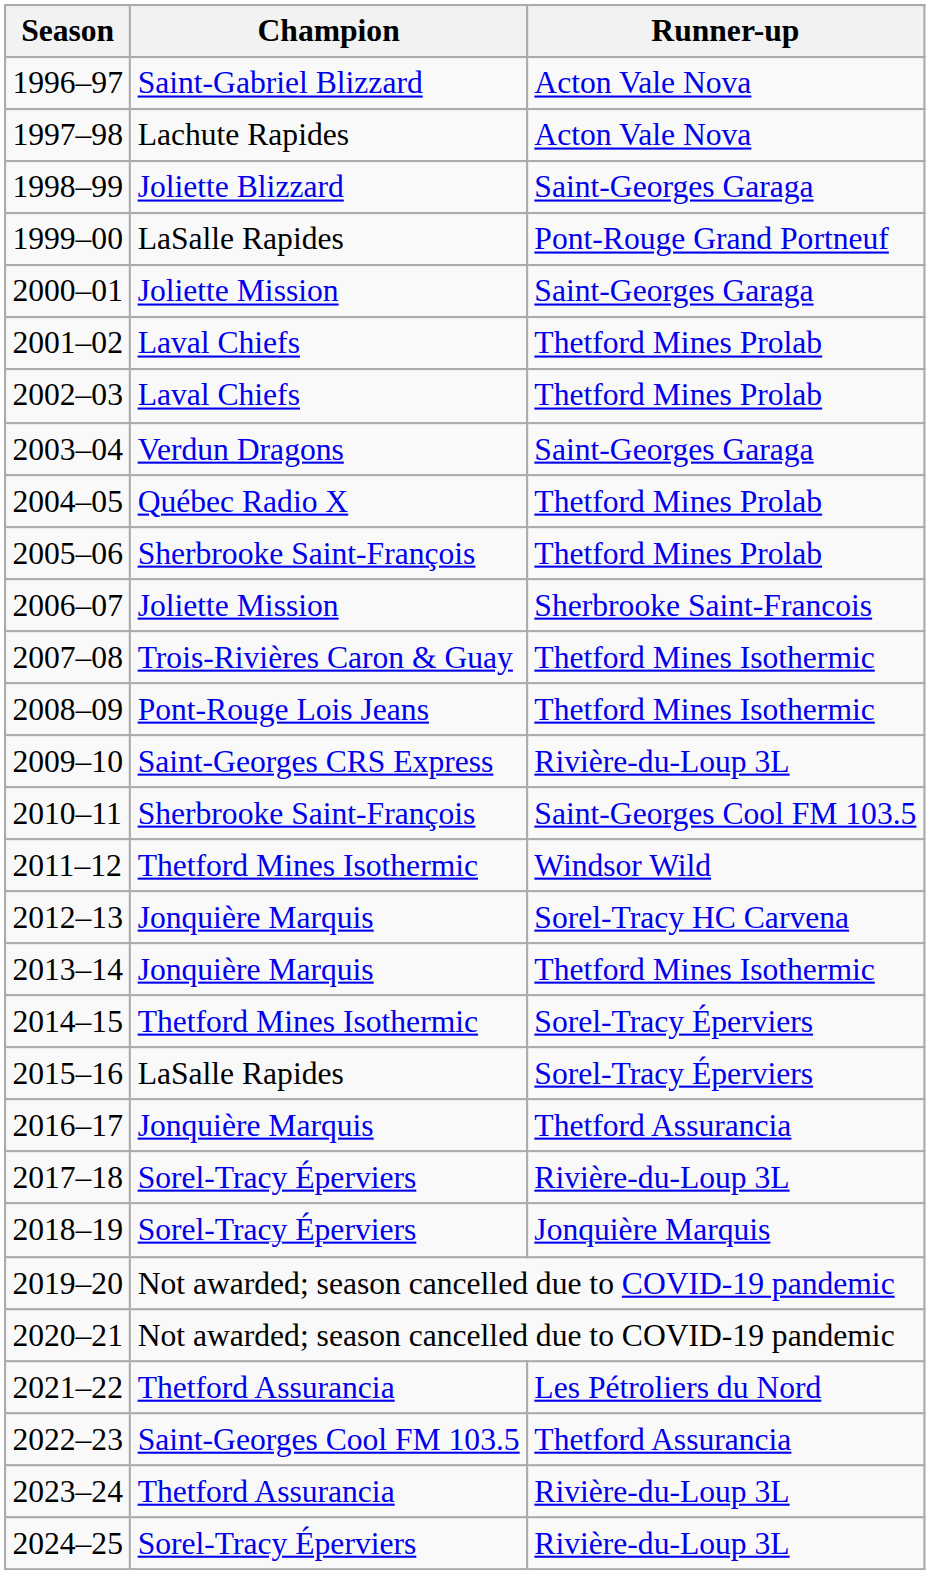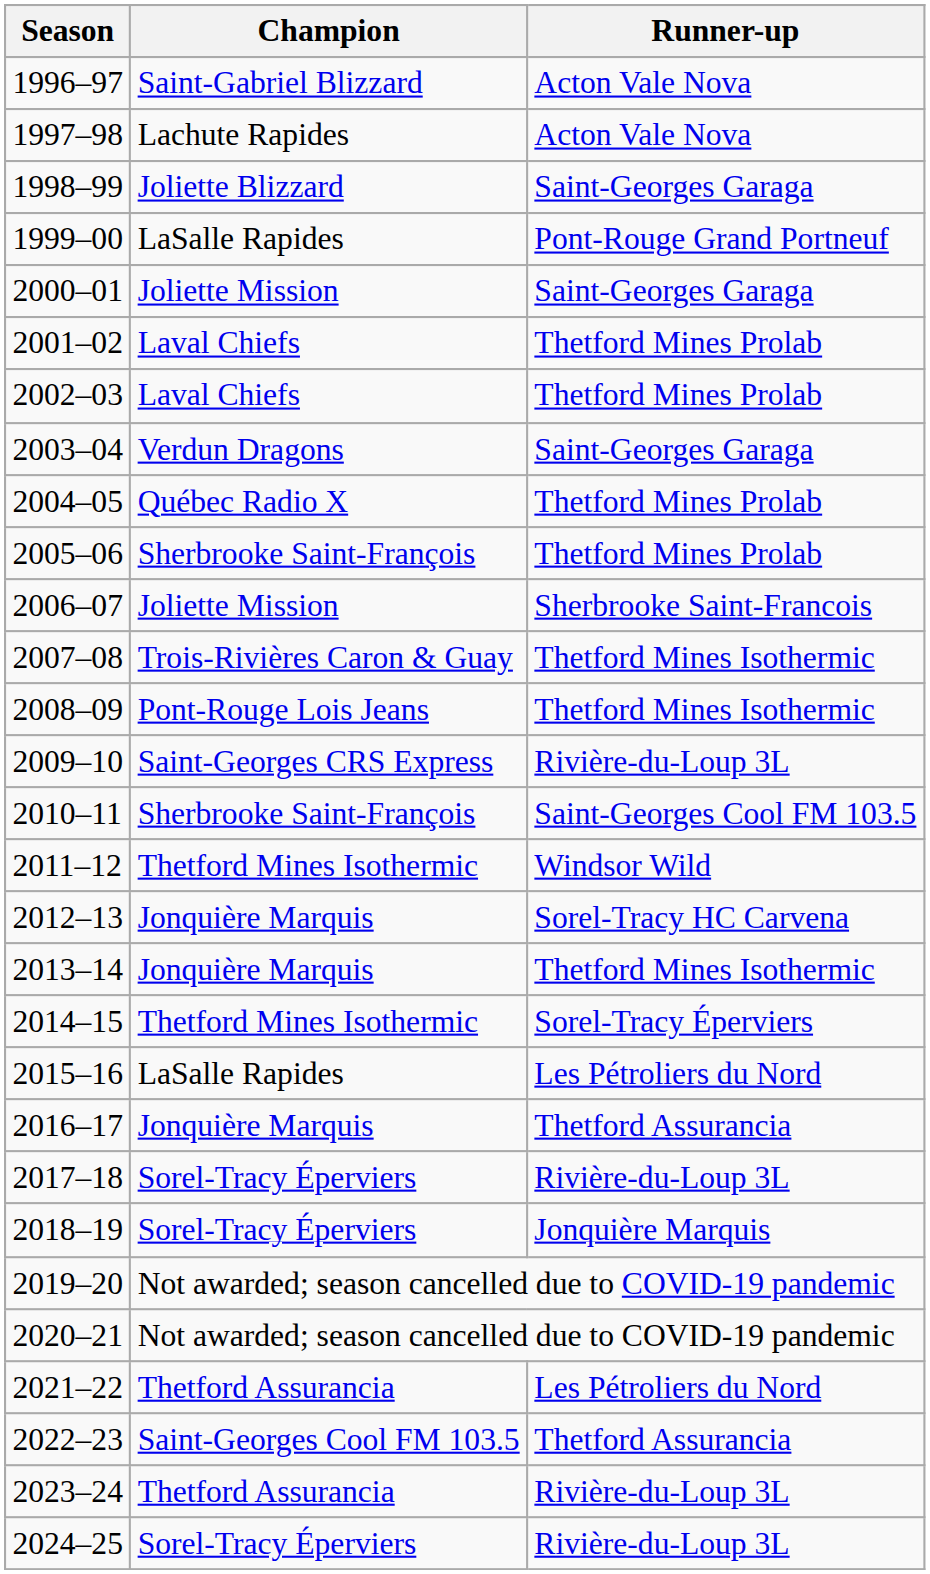(674, 1073) Sorel-Tracy Éperviers -> (678, 1073) Les Pétroliers du Nord
